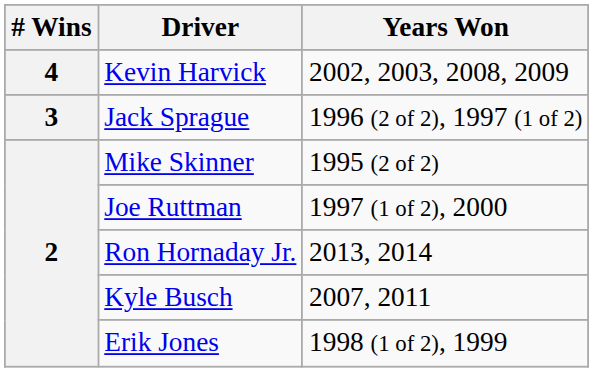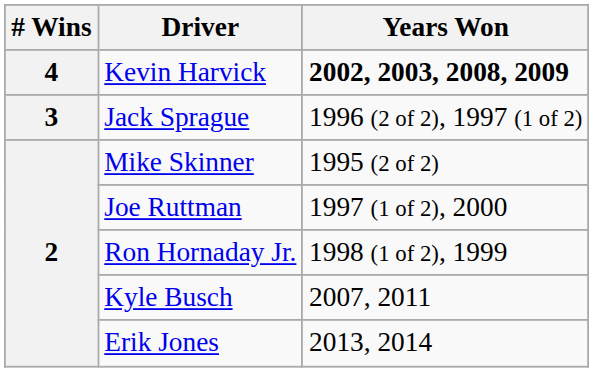(439, 72) normal -> (439, 72) bold
(371, 252) 2013, 2014 -> (408, 252) 1998 (1 of 2), 1999
(408, 343) 1998 (1 of 2), 1999 -> (371, 343) 2013, 2014
